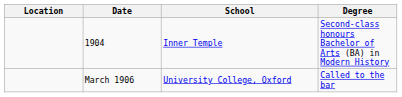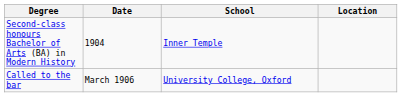columns swapped: (44, 11) <-> (358, 11)
